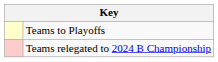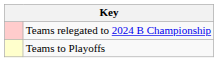rows swapped: (65, 30) <-> (118, 48)
